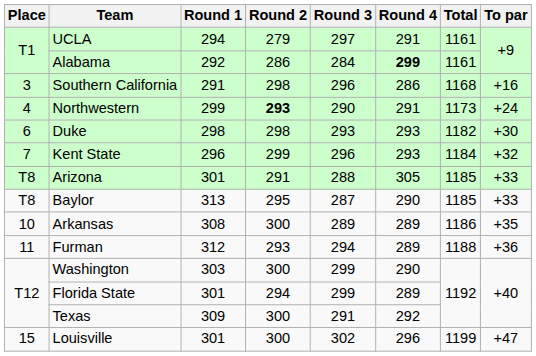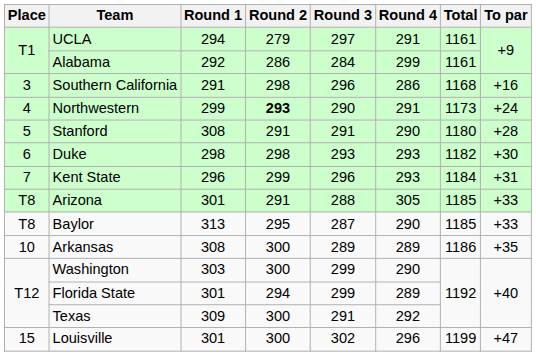(408, 62) bold -> (408, 62) normal
+ row: (80, 131)
(506, 154) +32 -> (506, 177) +31
- row: (78, 246)
